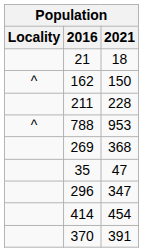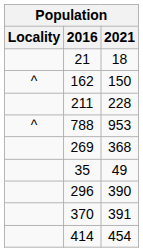(120, 170) 47 -> (120, 170) 49
(120, 192) 347 -> (120, 192) 390
rows swapped: (82, 214) <-> (82, 236)
